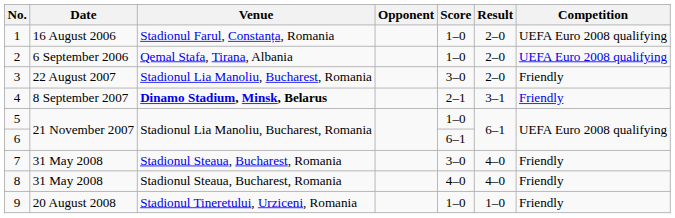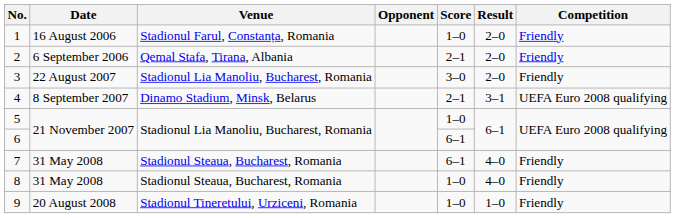(593, 35) UEFA Euro 2008 qualifying -> (541, 35) Friendly
(456, 56) 1–0 -> (456, 56) 2–1
(593, 56) UEFA Euro 2008 qualifying -> (541, 56) Friendly
(234, 98) bold -> (228, 98) normal
(541, 98) Friendly -> (593, 98) UEFA Euro 2008 qualifying
(456, 160) 3–0 -> (456, 160) 6–1
(456, 181) 4–0 -> (456, 181) 1–0
